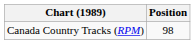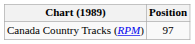(168, 30) 98 -> (168, 30) 97
